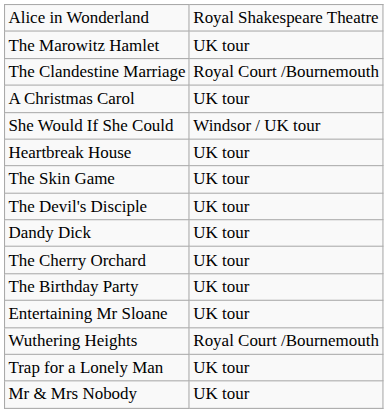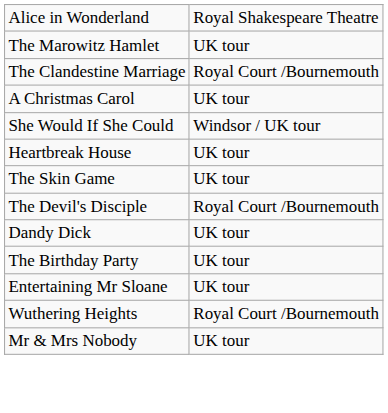(221, 206) UK tour -> (286, 206) Royal Court /Bournemouth
- row: (77, 260)
- row: (86, 367)
